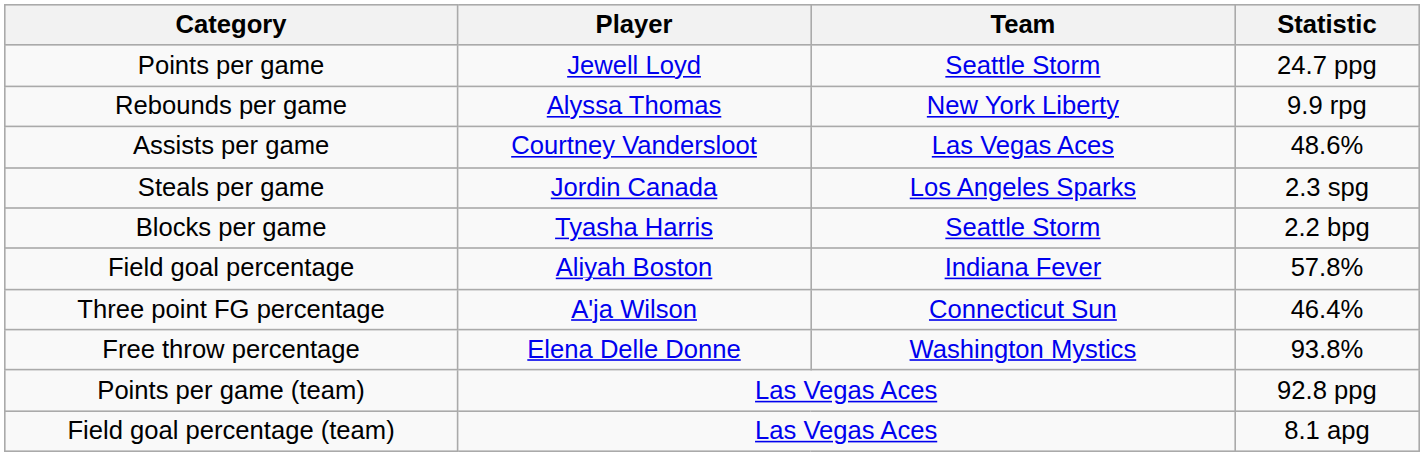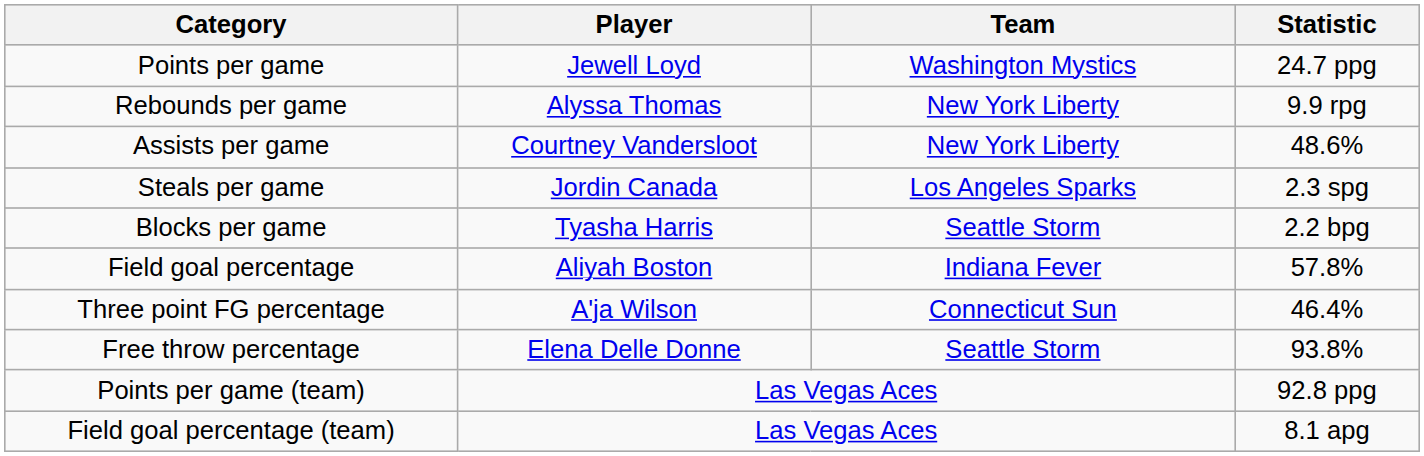(1023, 65) Seattle Storm -> (1023, 65) Washington Mystics
(1023, 146) Las Vegas Aces -> (1023, 146) New York Liberty
(1023, 349) Washington Mystics -> (1023, 349) Seattle Storm
